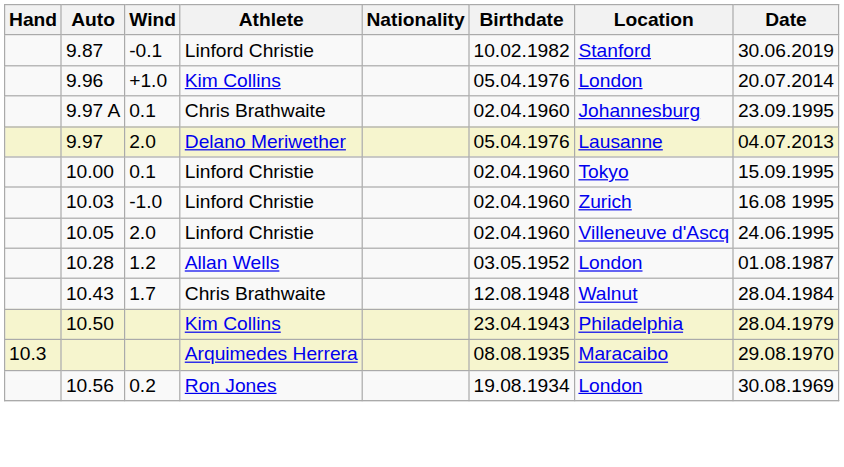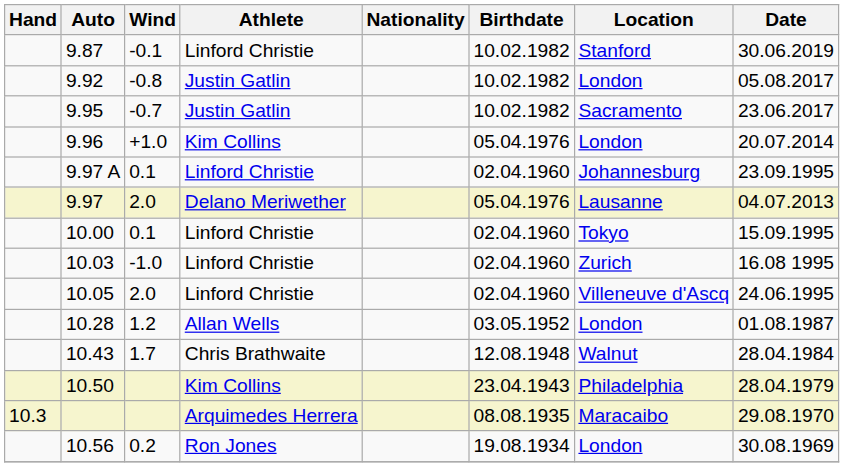+ row: (85, 80)
+ row: (85, 111)
(255, 111) Chris Brathwaite -> (249, 171) Linford Christie
